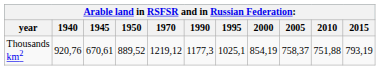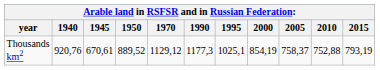(166, 50) 1219,12 -> (166, 50) 1129,12
(327, 50) 751,88 -> (327, 50) 752,88
